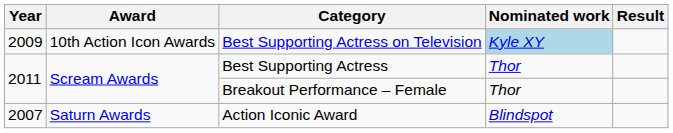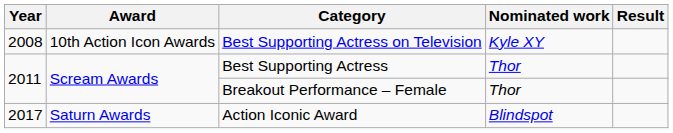(25, 41) 2009 -> (25, 41) 2008
(516, 41) lightblue background -> (516, 41) no background
(25, 115) 2007 -> (25, 115) 2017
